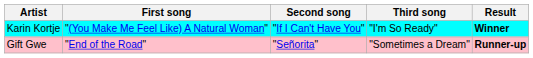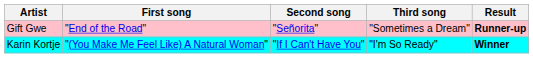rows swapped: (27, 45) <-> (33, 28)
